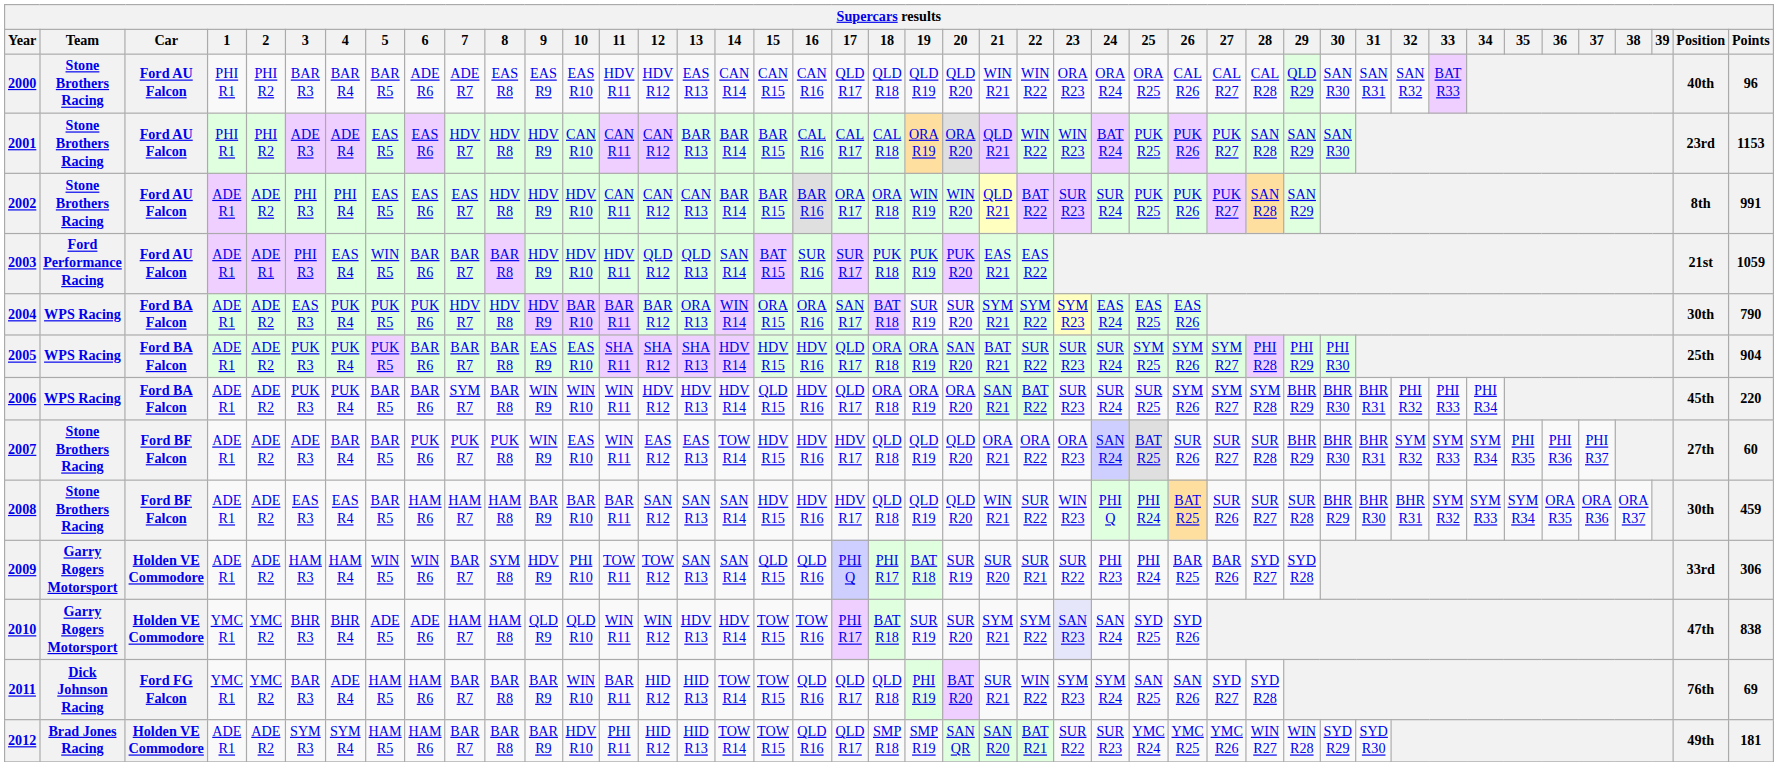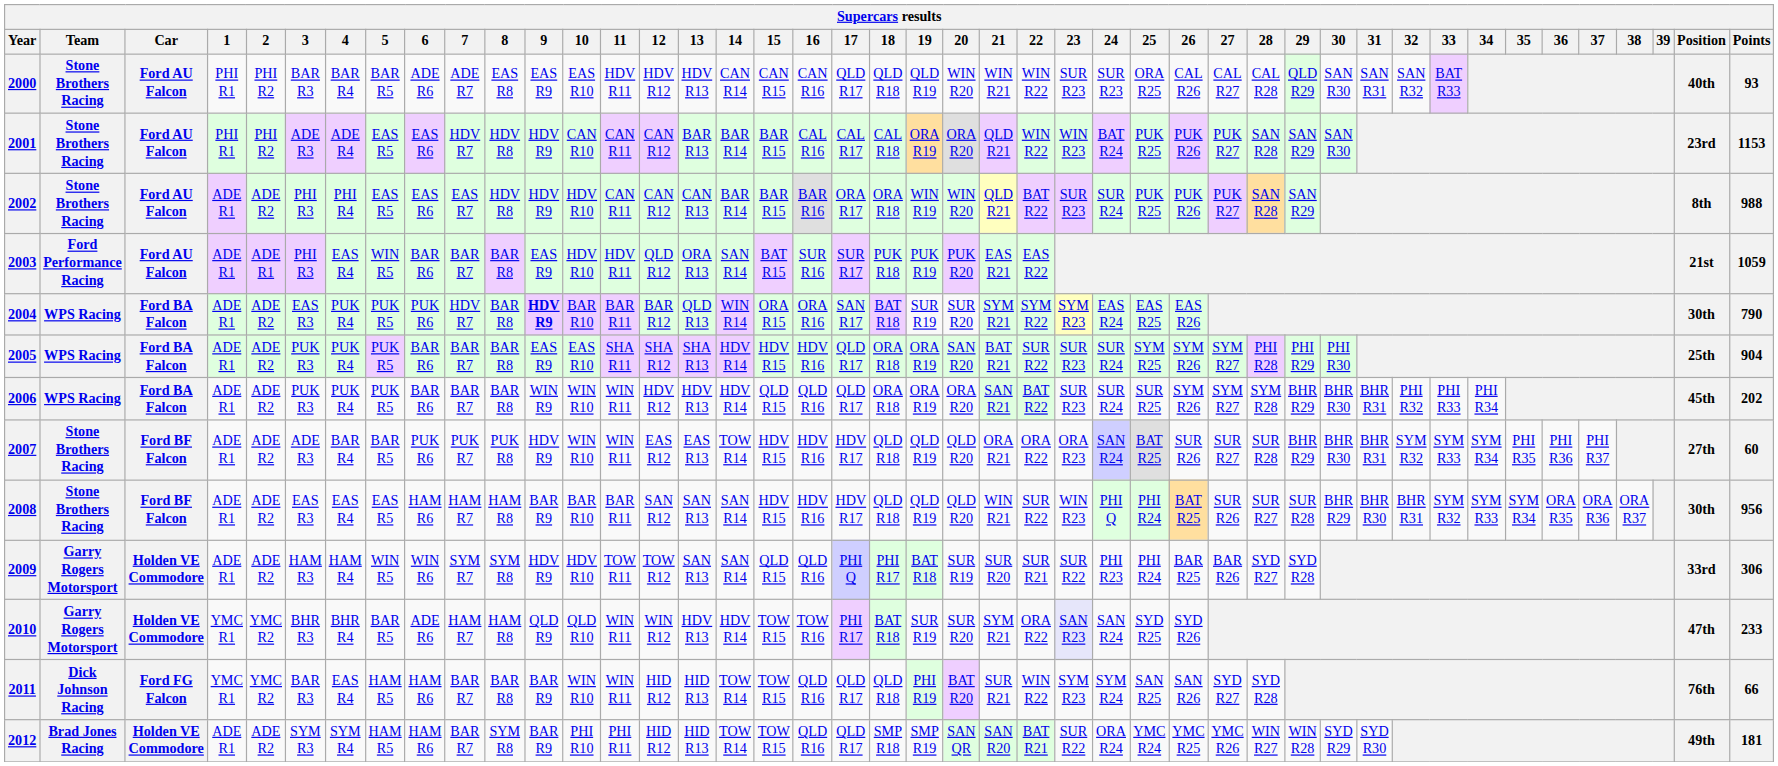(696, 83) EAS R13 -> (697, 83) HDV R13
(961, 83) QLD R20 -> (961, 83) WIN R20
(1073, 83) ORA R23 -> (1074, 83) SUR R23
(1110, 83) ORA R24 -> (1111, 83) SUR R23
(1751, 83) 96 -> (1752, 83) 93
(1751, 203) 991 -> (1752, 203) 988
(543, 263) HDV R9 -> (544, 263) EAS R9
(696, 263) QLD R13 -> (697, 263) ORA R13
(505, 314) HDV R8 -> (505, 314) BAR R8
(543, 314) normal -> (544, 314) bold
(696, 314) ORA R13 -> (697, 314) QLD R13
(385, 398) BAR R5 -> (385, 398) PUK R5
(465, 398) SYM R7 -> (465, 398) BAR R7
(812, 398) HDV R16 -> (813, 398) QLD R16
(1751, 398) 220 -> (1752, 398) 202
(543, 449) WIN R9 -> (544, 449) HDV R9
(581, 449) EAS R10 -> (582, 449) WIN R10
(385, 509) BAR R5 -> (385, 509) EAS R5
(1751, 509) 459 -> (1752, 509) 956
(465, 569) BAR R7 -> (465, 569) SYM R7
(581, 569) PHI R10 -> (582, 569) HDV R10
(385, 629) ADE R5 -> (385, 629) BAR R5
(1035, 629) SYM R22 -> (1036, 629) ORA R22
(1751, 629) 838 -> (1752, 629) 233
(345, 689) ADE R4 -> (345, 689) EAS R4
(619, 689) BAR R11 -> (620, 689) WIN R11
(1751, 689) 69 -> (1752, 689) 66
(505, 740) BAR R8 -> (505, 740) SYM R8
(581, 740) HDV R10 -> (582, 740) PHI R10
(1110, 740) SUR R23 -> (1111, 740) ORA R24
